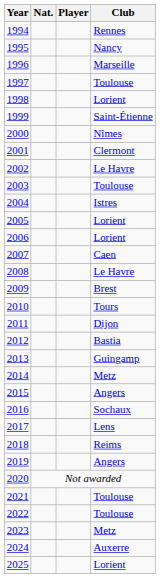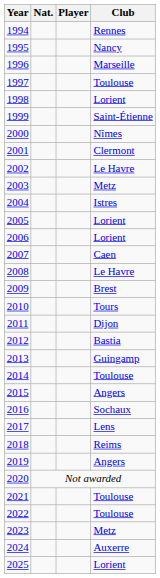(113, 185) Toulouse -> (105, 185) Metz
(105, 375) Metz -> (113, 375) Toulouse
